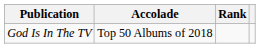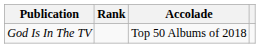columns swapped: (155, 14) <-> (232, 14)
